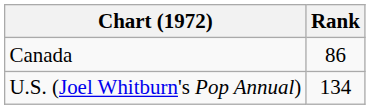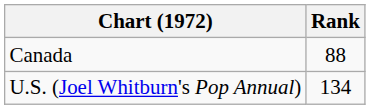(335, 54) 86 -> (335, 54) 88
